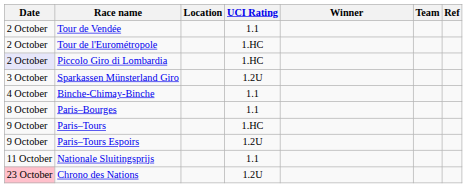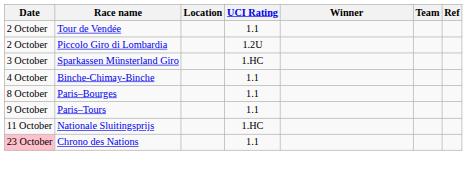- row: (107, 45)
(27, 61) lavender background -> (27, 45) no background
(252, 61) 1.HC -> (252, 45) 1.2U
(252, 77) 1.2U -> (252, 61) 1.HC
(252, 126) 1.HC -> (252, 110) 1.1
- row: (98, 142)
(252, 158) 1.1 -> (252, 126) 1.HC
(252, 175) 1.2U -> (252, 142) 1.1
